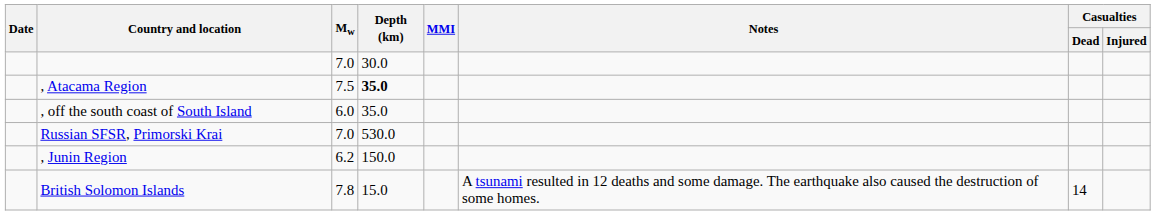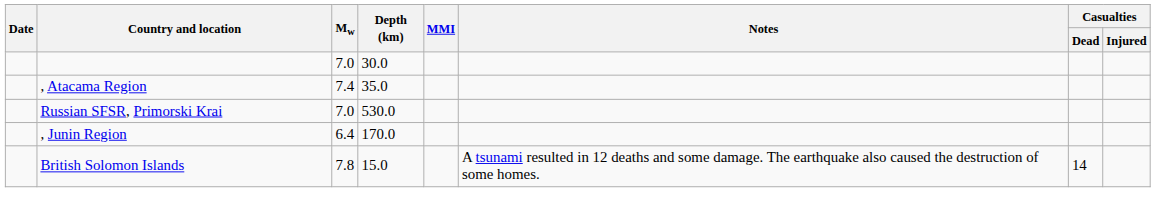(345, 87) 7.5 -> (345, 87) 7.4
(375, 87) bold -> (375, 87) normal
- row: (146, 110)
(345, 157) 6.2 -> (345, 134) 6.4
(378, 157) 150.0 -> (378, 134) 170.0
